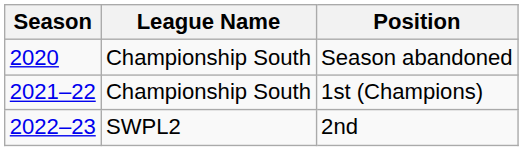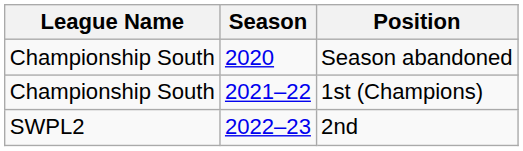columns swapped: (53, 22) <-> (208, 22)
